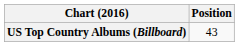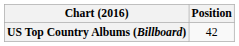(212, 32) 43 -> (212, 32) 42
